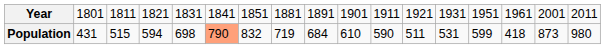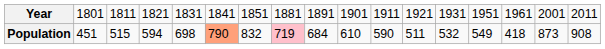(87, 33) 431 -> (87, 33) 451
(284, 33) no background -> (284, 33) pink background
(449, 33) 531 -> (449, 33) 532
(482, 33) 599 -> (482, 33) 549
(581, 33) 980 -> (581, 33) 908
